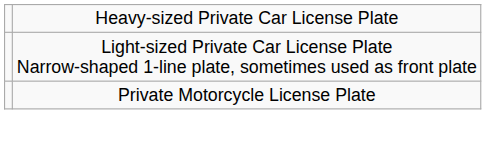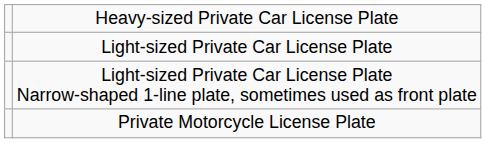+ row: (247, 46)
